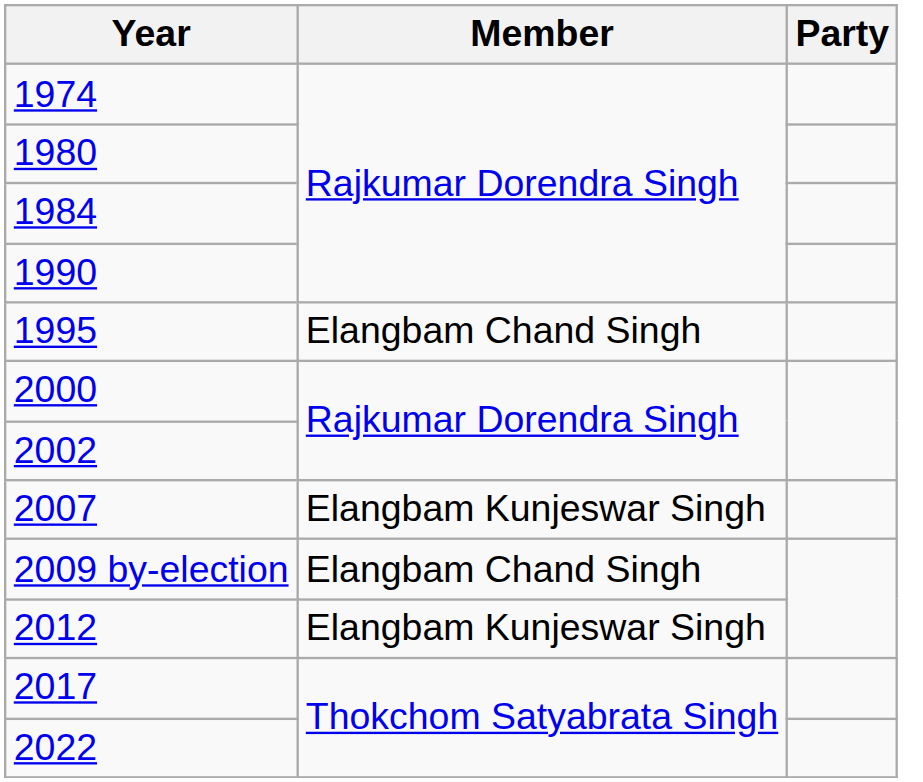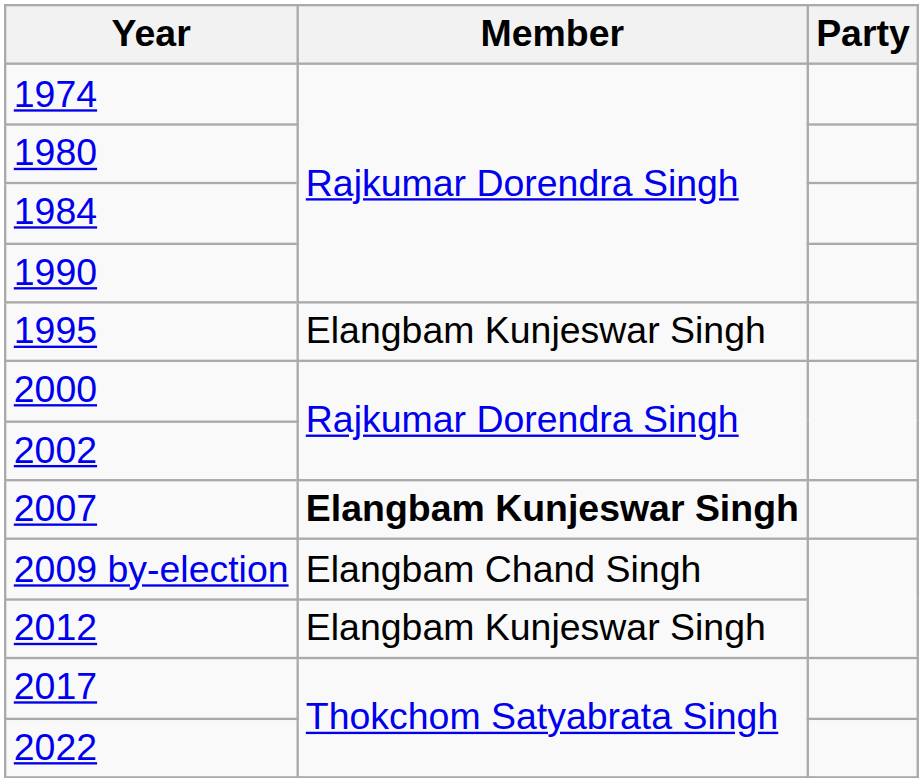(504, 331) Elangbam Chand Singh -> (536, 331) Elangbam Kunjeswar Singh
(536, 509) normal -> (552, 509) bold
